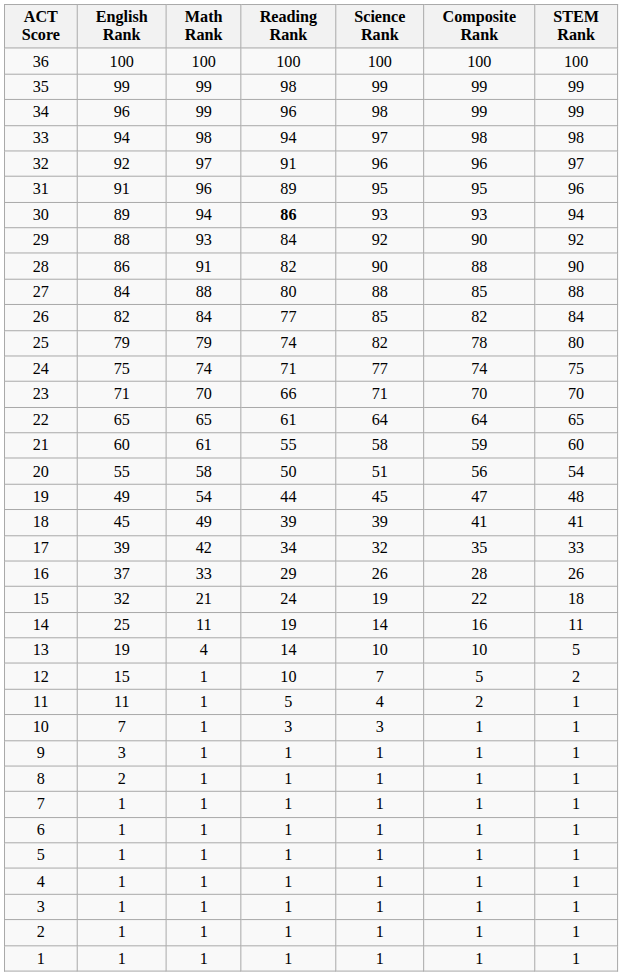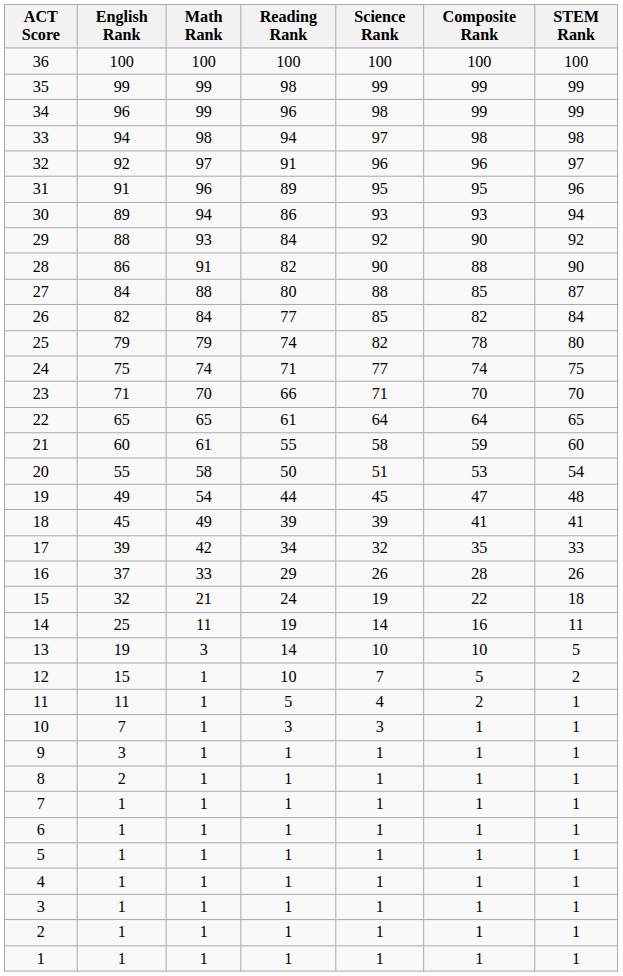(288, 214) bold -> (288, 214) normal
(576, 291) 88 -> (576, 291) 87
(479, 471) 56 -> (479, 471) 53
(204, 650) 4 -> (204, 650) 3
